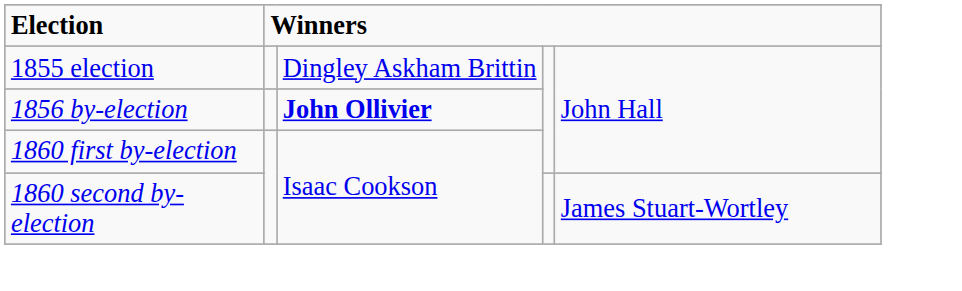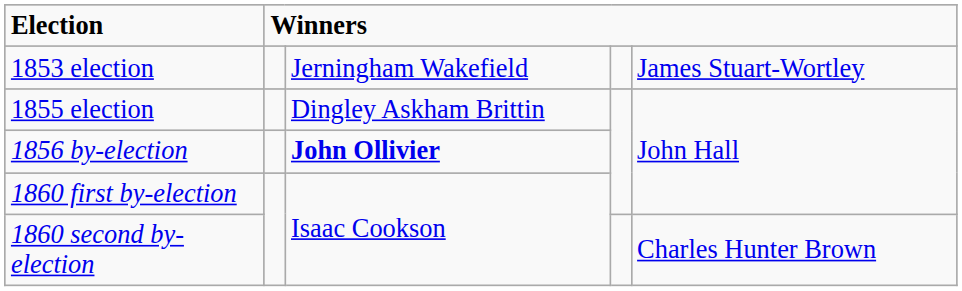+ row: (82, 67)
(675, 207) James Stuart-Wortley -> (757, 249) Charles Hunter Brown
